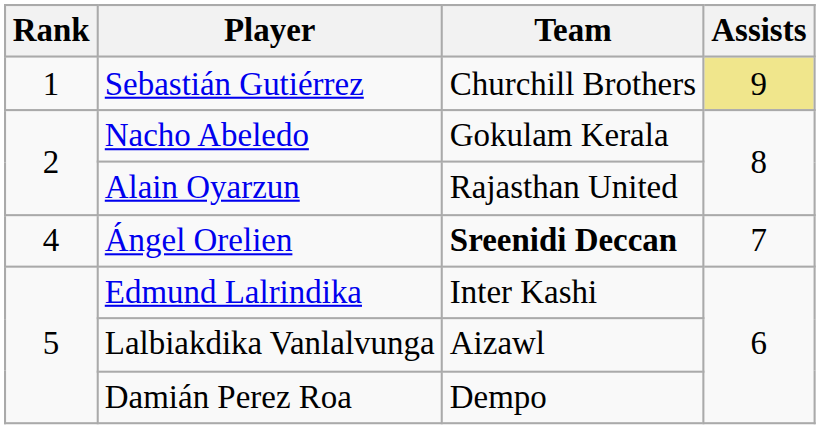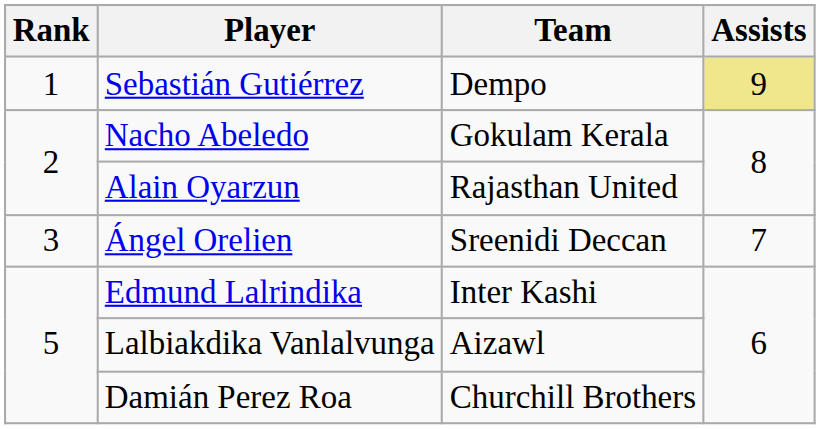(573, 82) Churchill Brothers -> (498, 82) Dempo
(51, 239) 4 -> (51, 239) 3
(563, 239) bold -> (558, 239) normal
(498, 396) Dempo -> (573, 396) Churchill Brothers
